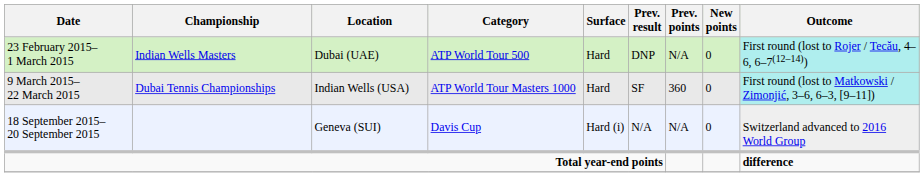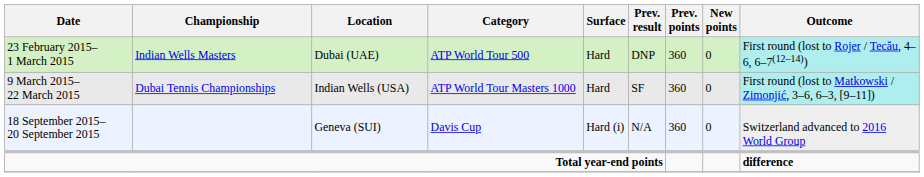(679, 54) N/A -> (677, 54) 360
(679, 127) N/A -> (677, 127) 360
